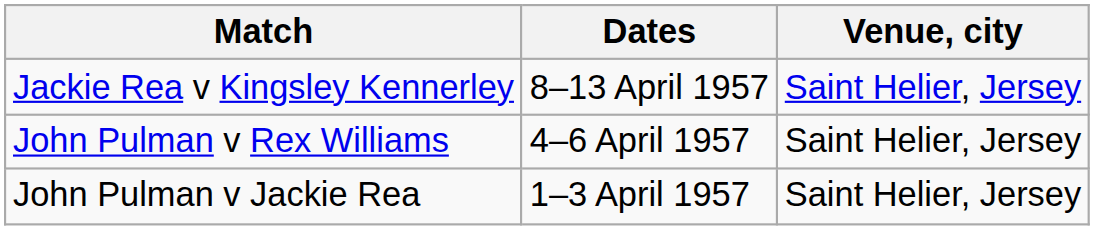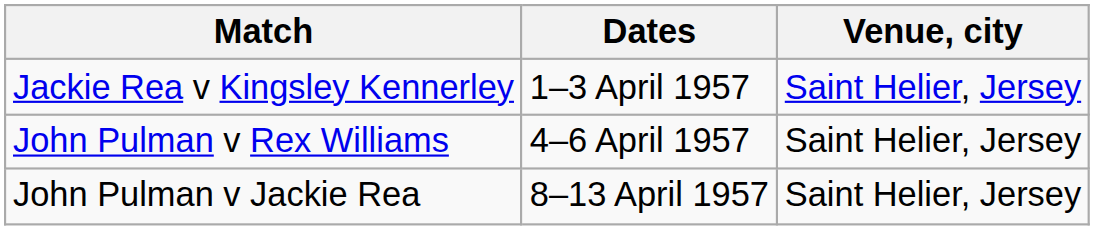(649, 86) 8–13 April 1957 -> (640, 86) 1–3 April 1957
(640, 195) 1–3 April 1957 -> (649, 195) 8–13 April 1957
